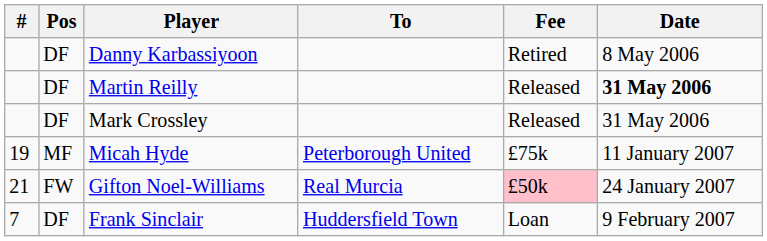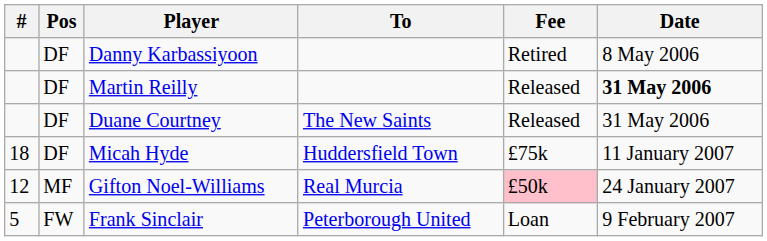- row: (148, 120)
+ row: (155, 120)
(19, 153) 19 -> (19, 153) 18
(58, 153) MF -> (56, 153) DF
(387, 153) Peterborough United -> (380, 153) Huddersfield Town
(19, 186) 21 -> (19, 186) 12
(58, 186) FW -> (58, 186) MF
(14, 219) 7 -> (14, 219) 5
(56, 219) DF -> (58, 219) FW
(380, 219) Huddersfield Town -> (387, 219) Peterborough United
